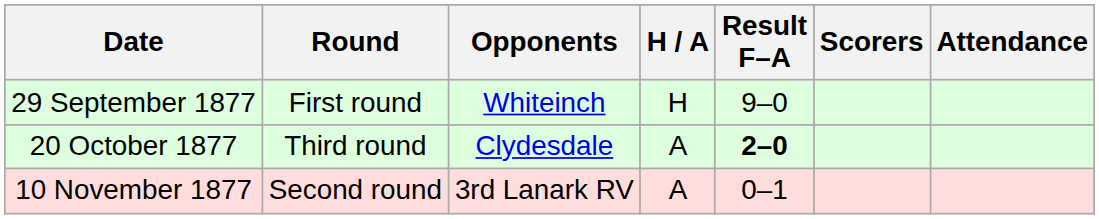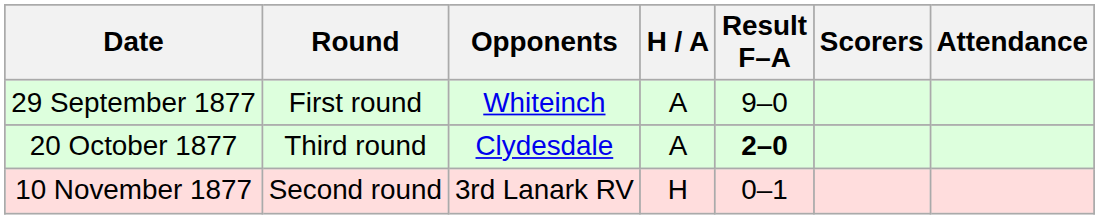(678, 102) H -> (678, 102) A
(678, 190) A -> (678, 190) H
